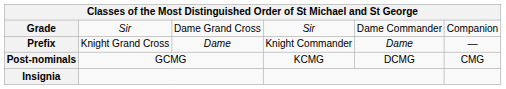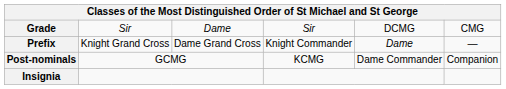(217, 28) Dame Grand Cross -> (217, 28) Dame
(399, 28) Dame Commander -> (399, 28) DCMG
(472, 28) Companion -> (472, 28) CMG
(217, 44) Dame -> (217, 44) Dame Grand Cross
(399, 60) DCMG -> (399, 60) Dame Commander
(472, 60) CMG -> (472, 60) Companion
